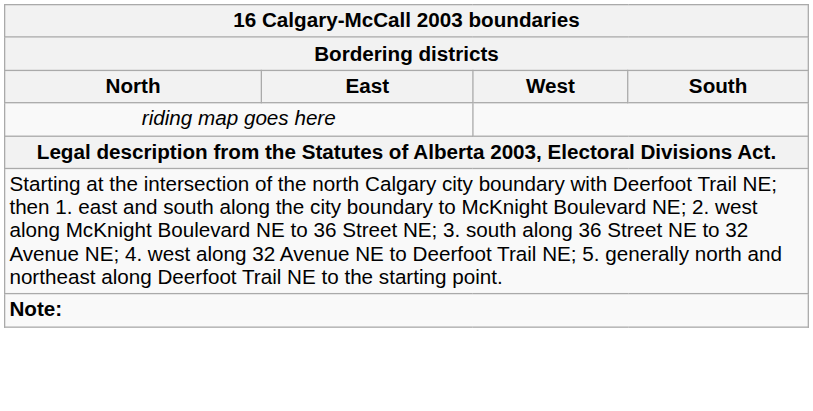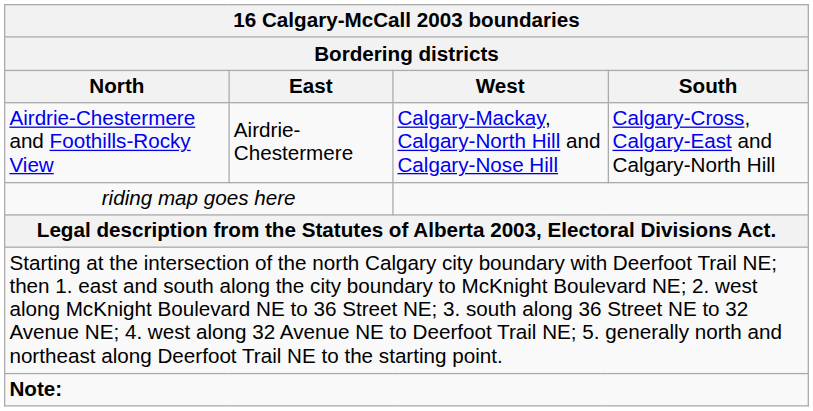+ row: (102, 142)
